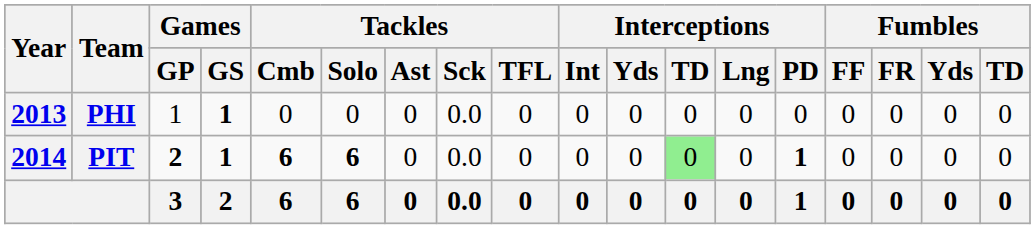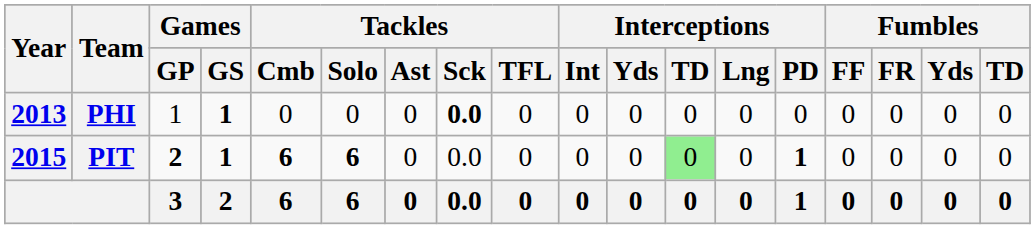(464, 113) normal -> (464, 113) bold
(39, 157) 2014 -> (39, 157) 2015
